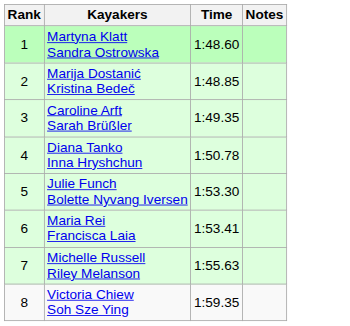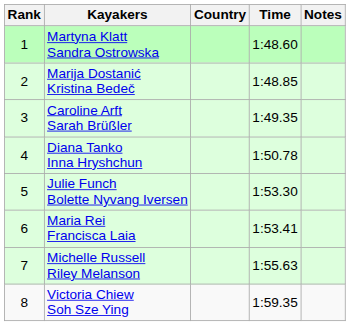+ column: (220, 15)
